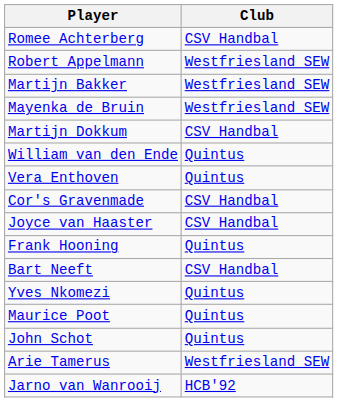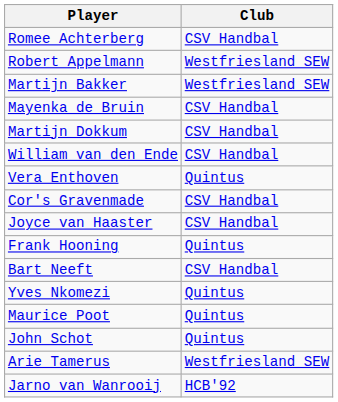(257, 108) Westfriesland SEW -> (232, 108) CSV Handbal
(214, 155) Quintus -> (232, 155) CSV Handbal
